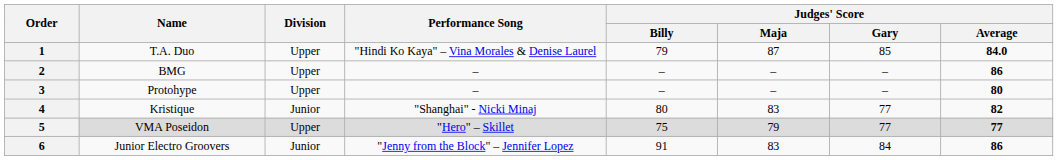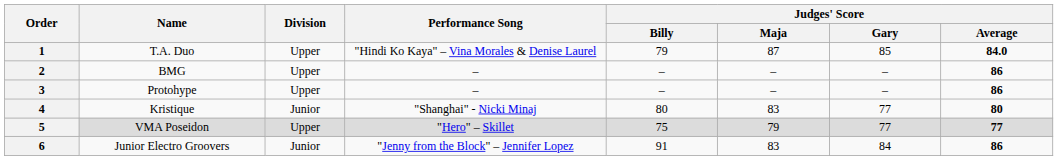(997, 90) 80 -> (997, 90) 86
(997, 109) 82 -> (997, 109) 80
